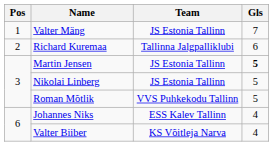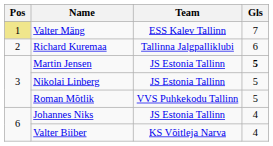(18, 30) no background -> (18, 30) khaki background
(188, 30) JS Estonia Tallinn -> (188, 30) ESS Kalev Tallinn
(188, 116) ESS Kalev Tallinn -> (188, 116) JS Estonia Tallinn
